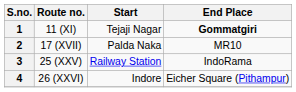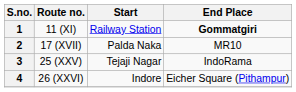(134, 29) Tejaji Nagar -> (126, 29) Railway Station
(126, 62) Railway Station -> (134, 62) Tejaji Nagar
